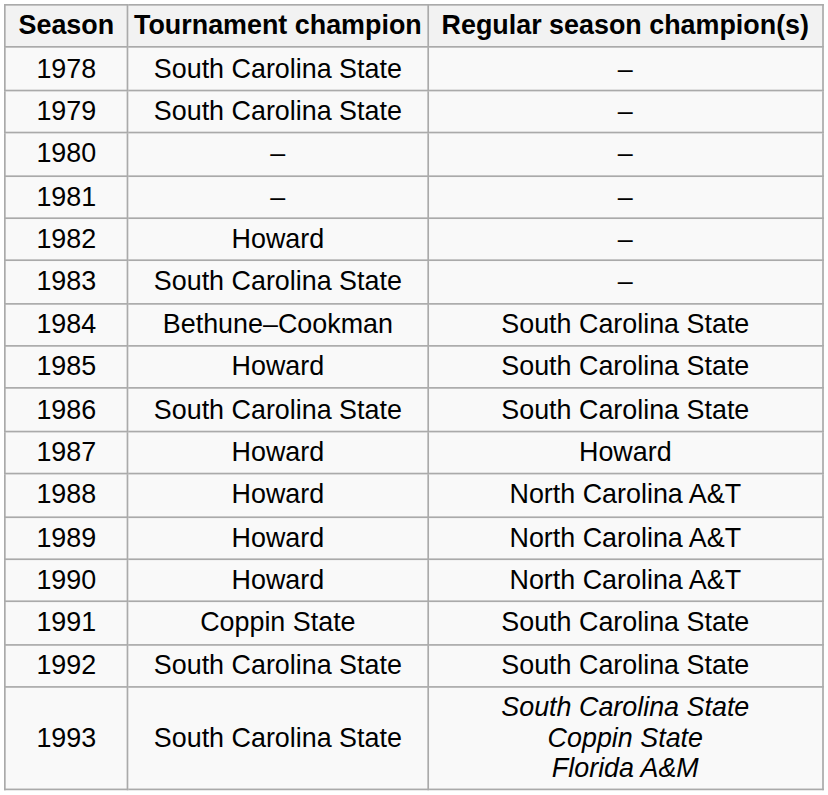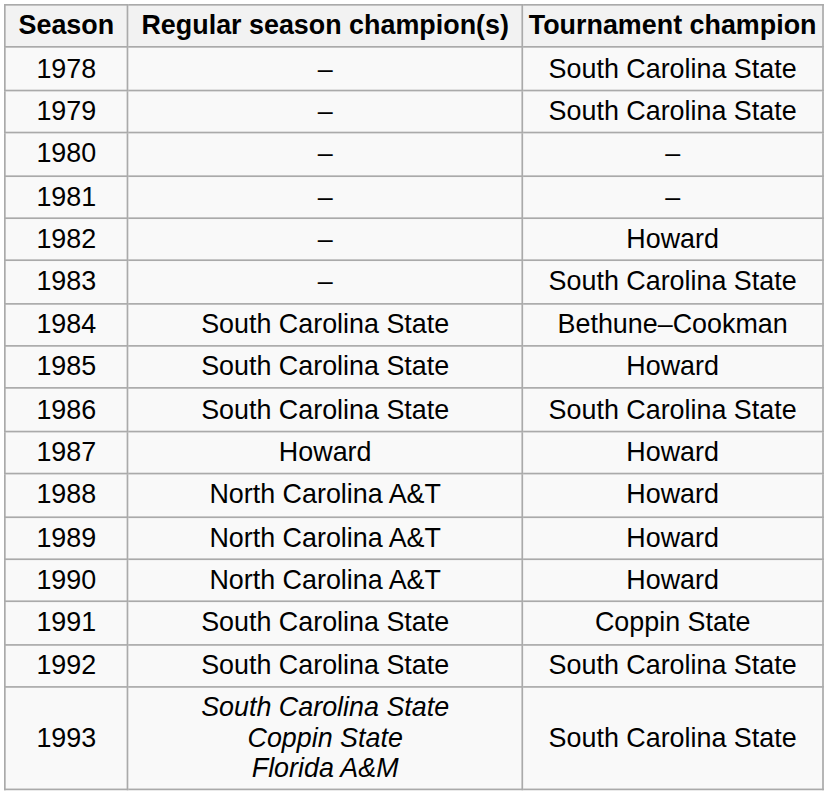columns swapped: (625, 25) <-> (278, 25)
